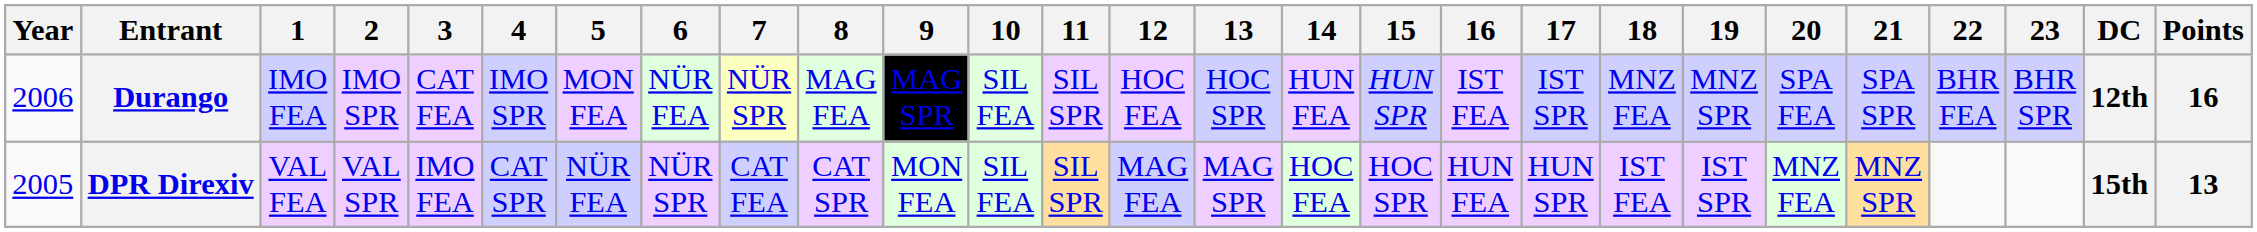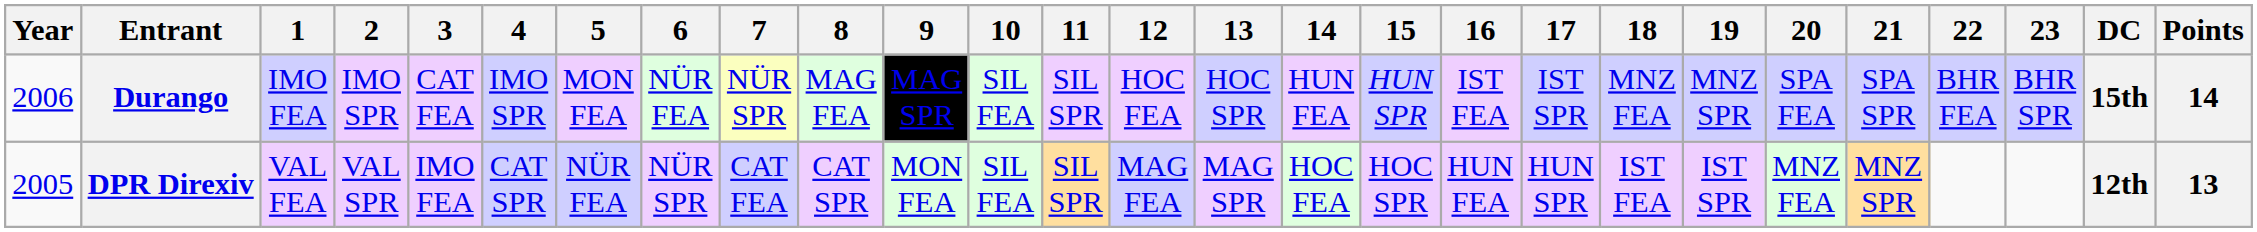(2119, 97) 12th -> (2119, 97) 15th
(2203, 97) 16 -> (2203, 97) 14
(2119, 183) 15th -> (2119, 183) 12th
